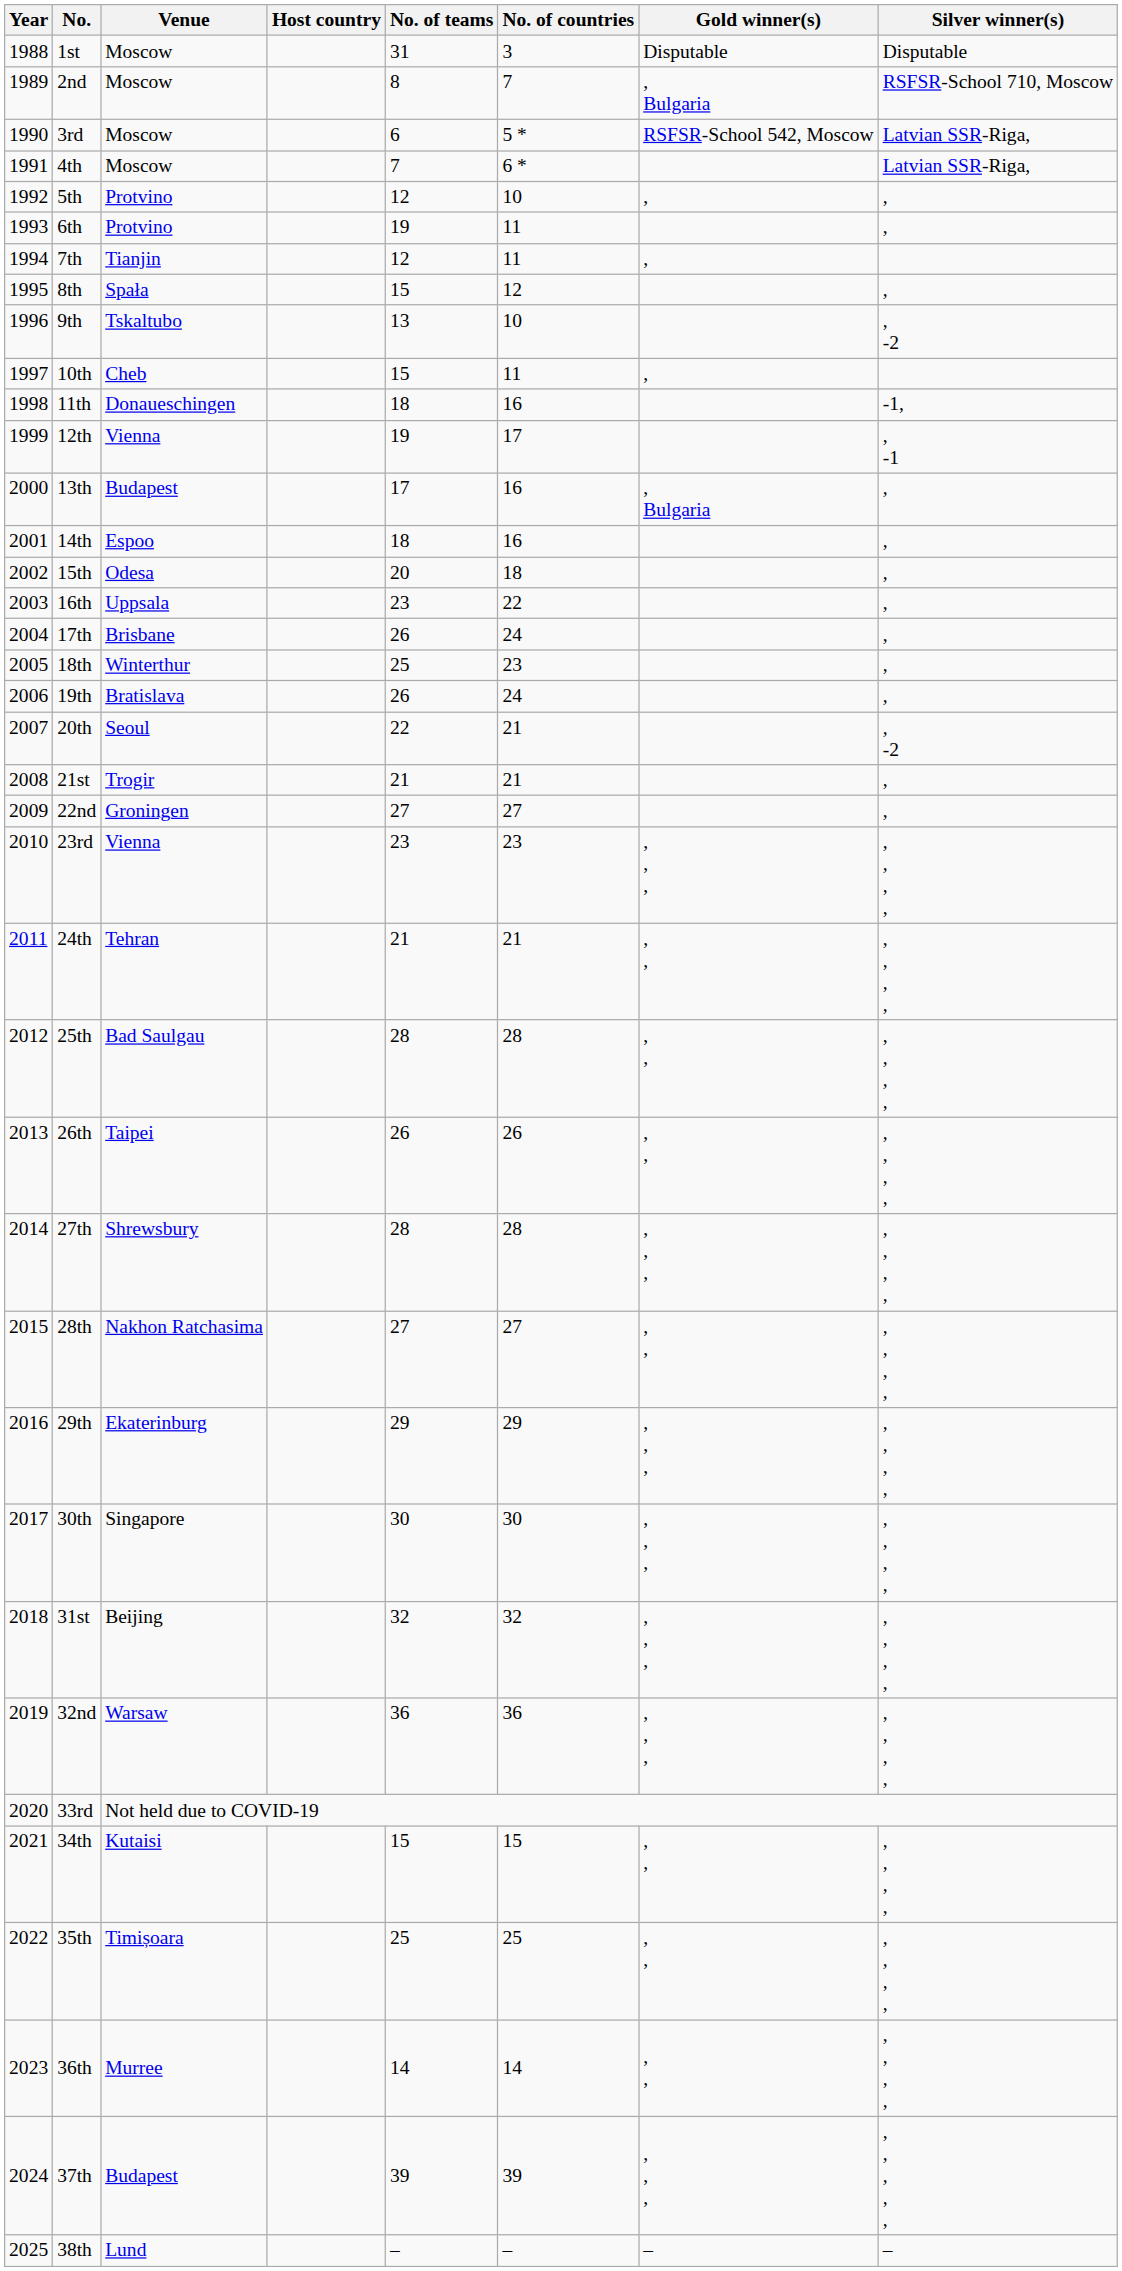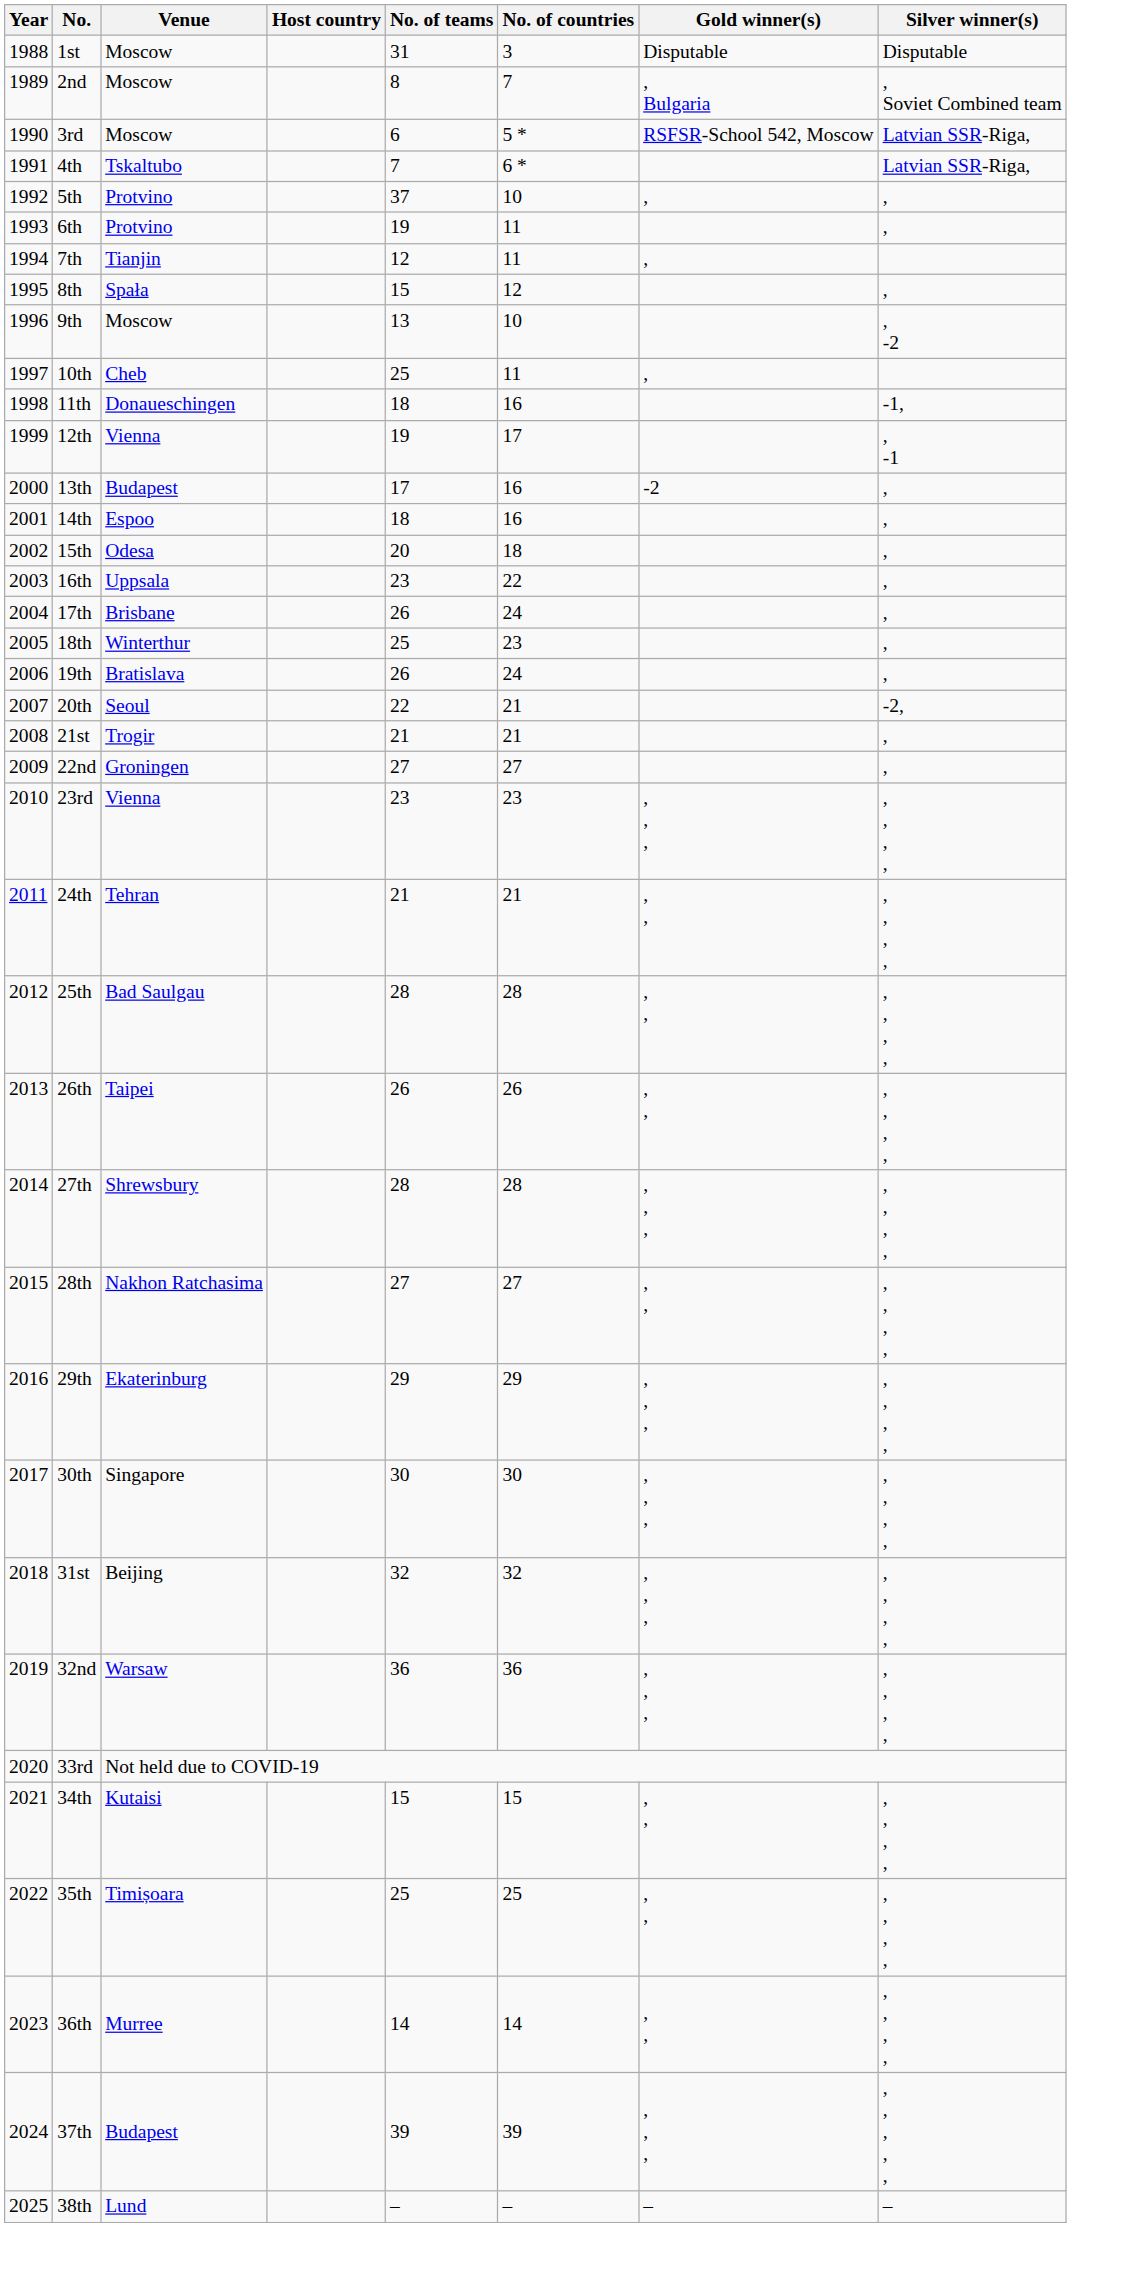(998, 81) RSFSR-School 710, Moscow -> (972, 92) , Soviet Combined team
(139, 165) Moscow -> (144, 165) Tskaltubo
(400, 196) 12 -> (400, 196) 37
(144, 320) Tskaltubo -> (139, 320) Moscow
(400, 373) 15 -> (400, 373) 25
(677, 499) , Bulgaria -> (651, 488) -2
(891, 737) , -2 -> (893, 705) -2,
